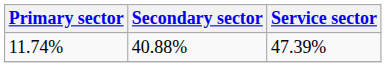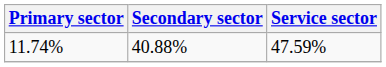(299, 47) 47.39% -> (299, 47) 47.59%
